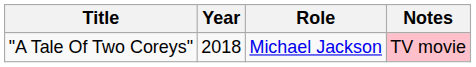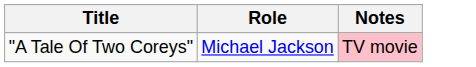- column: (221, 18)
